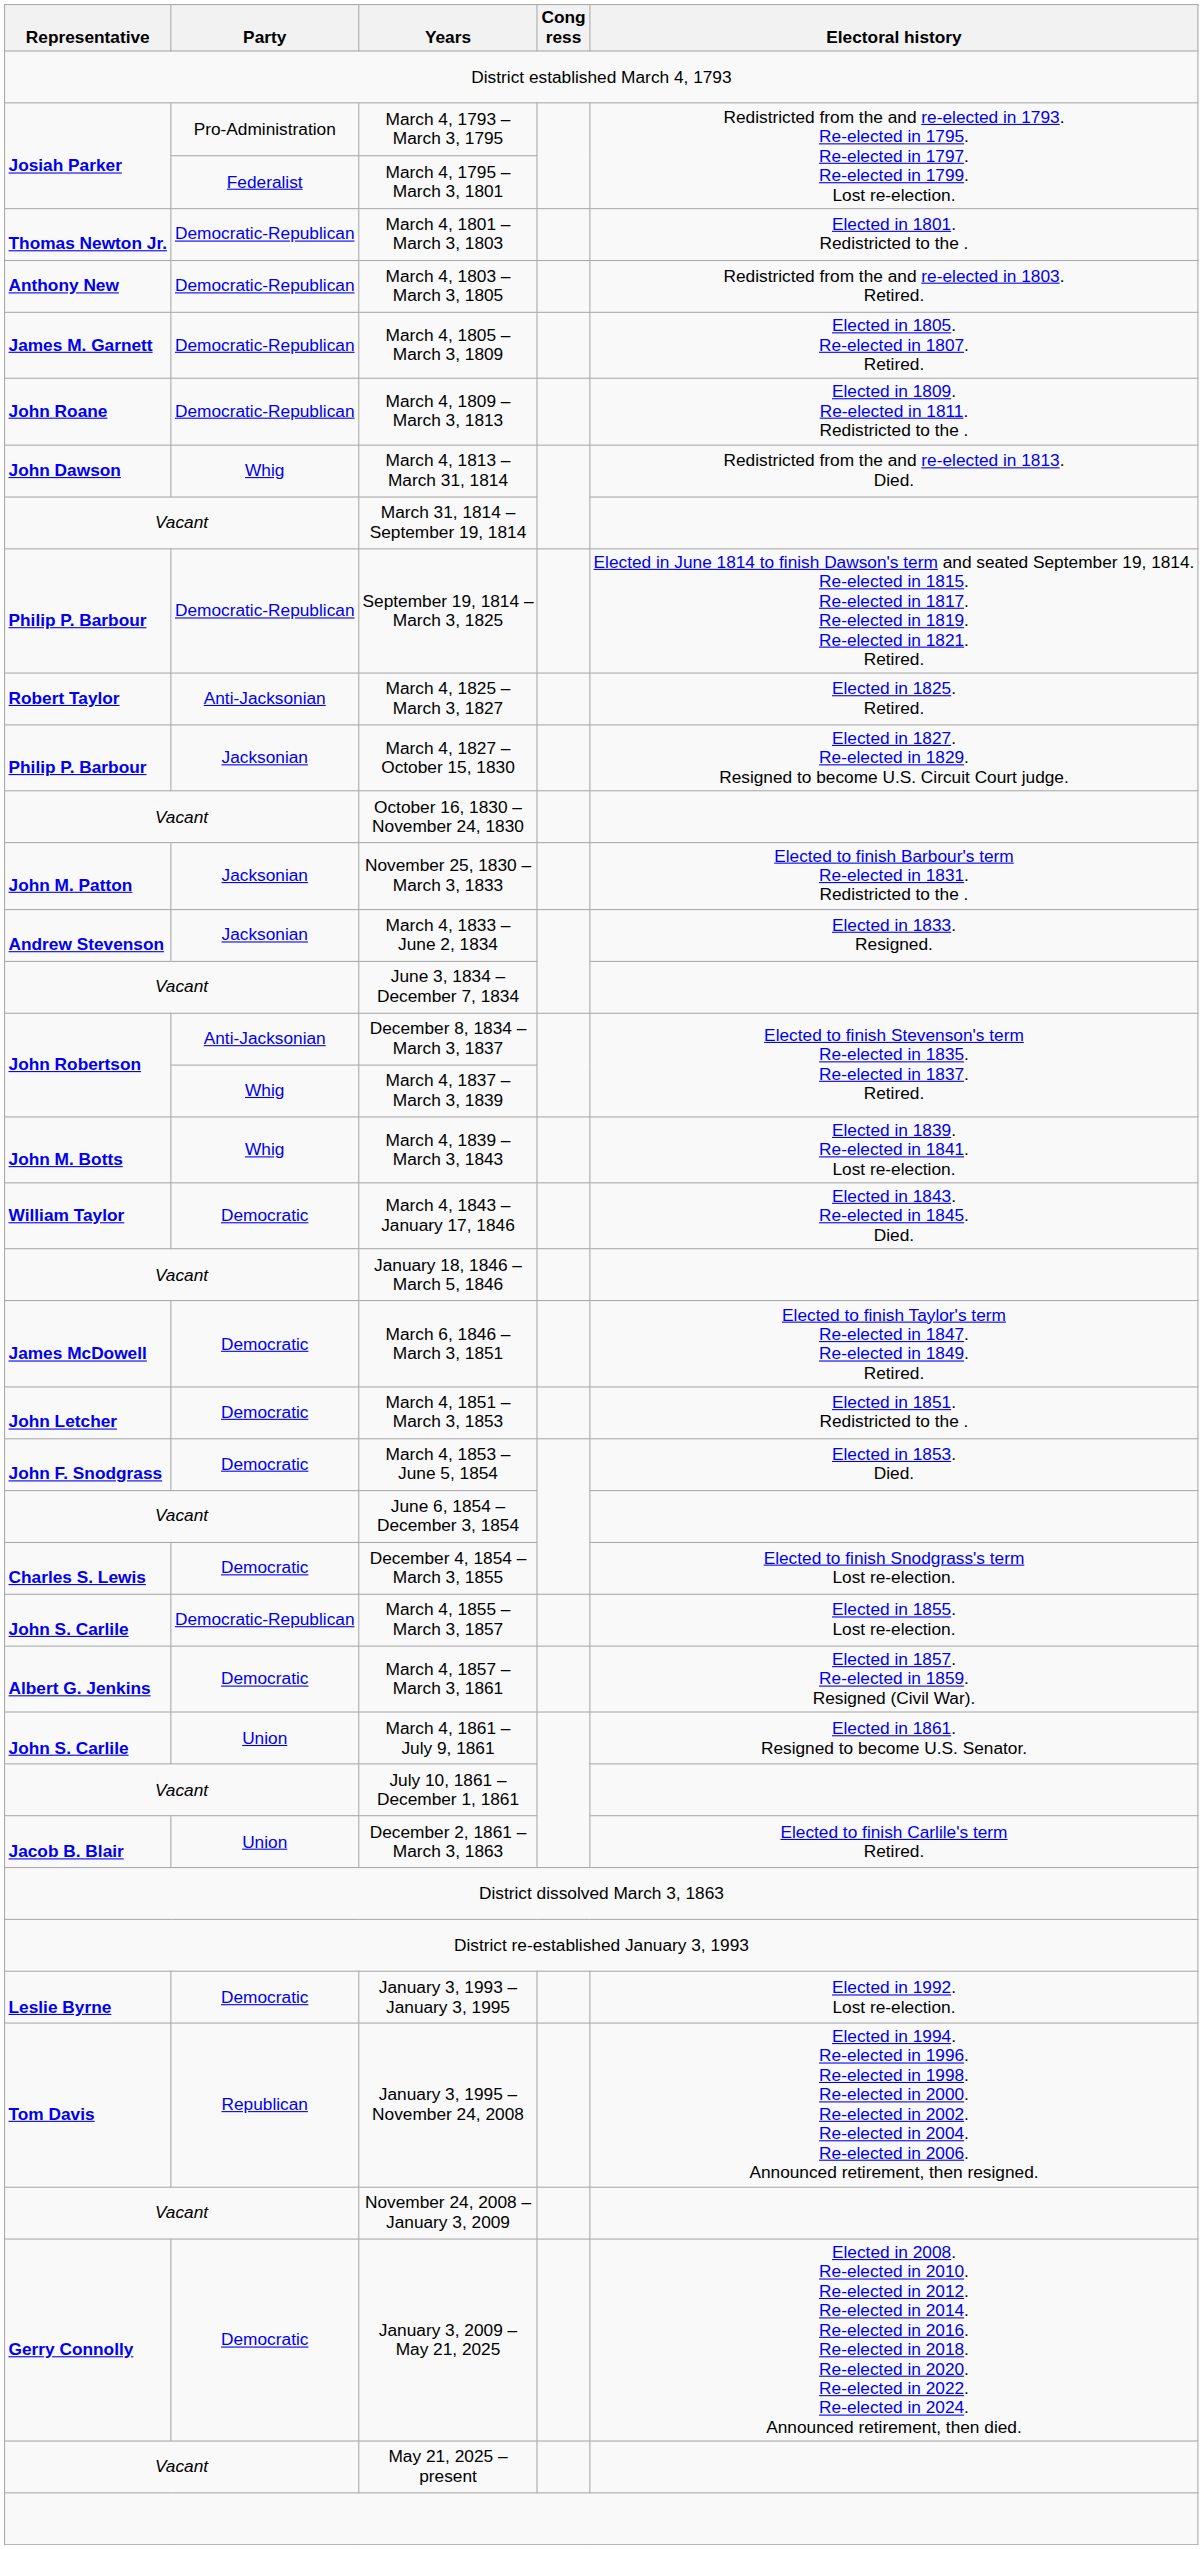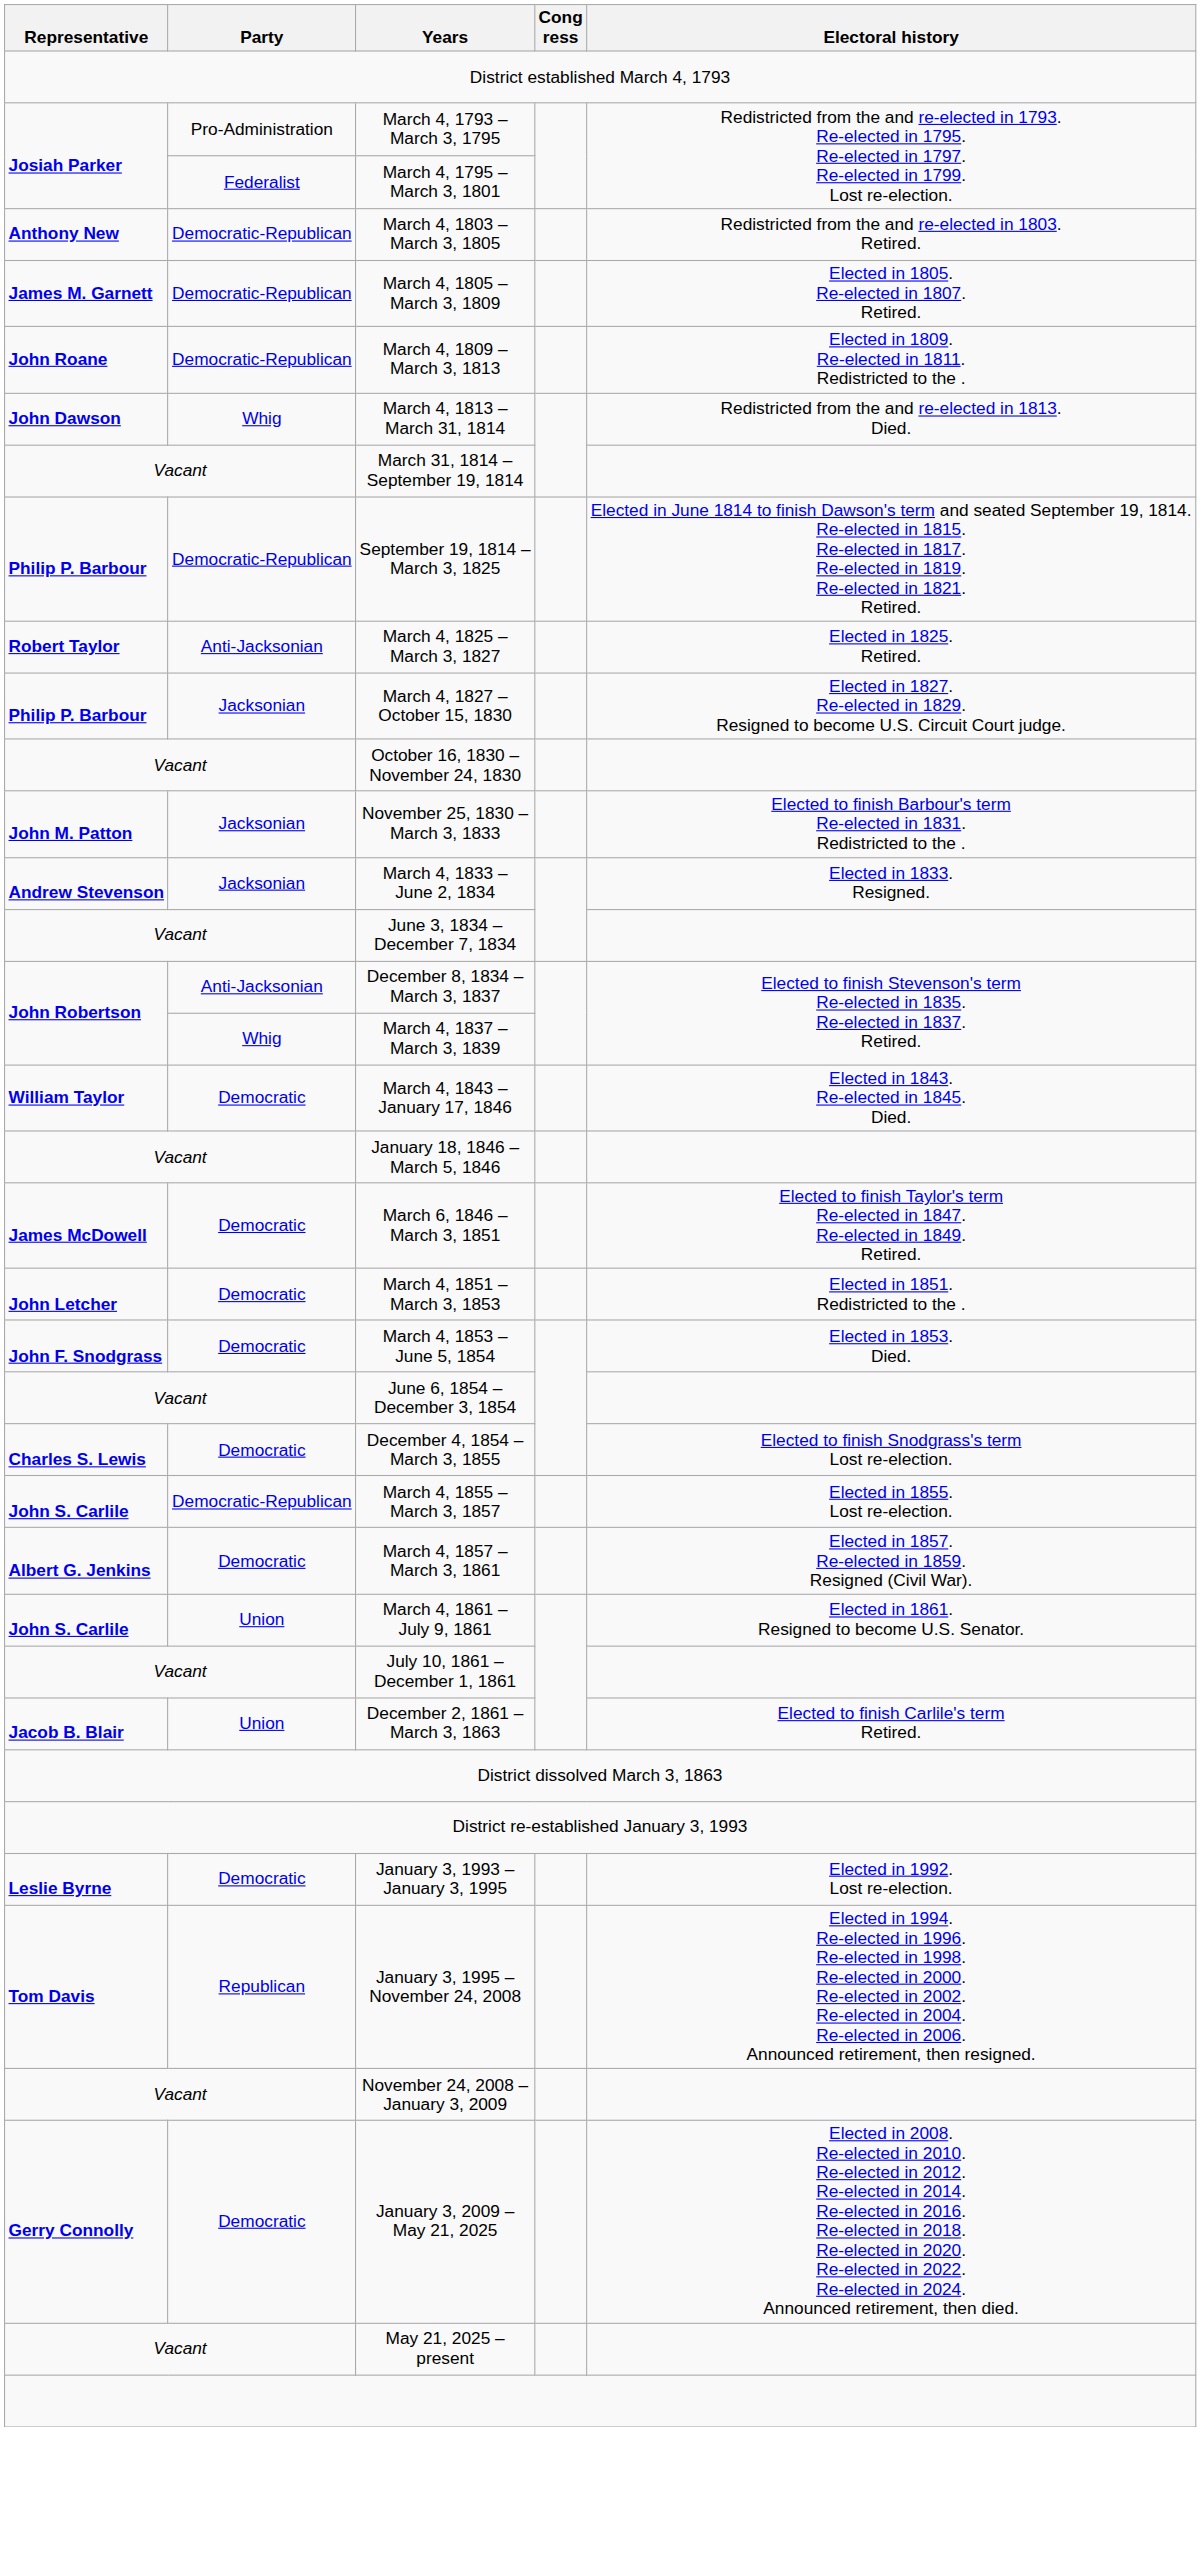- row: (448, 234)
- row: (448, 1149)
